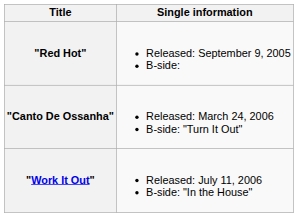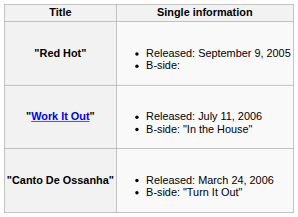rows swapped: (60, 116) <-> (60, 180)
